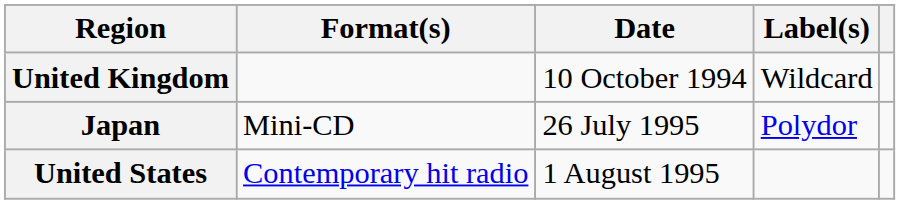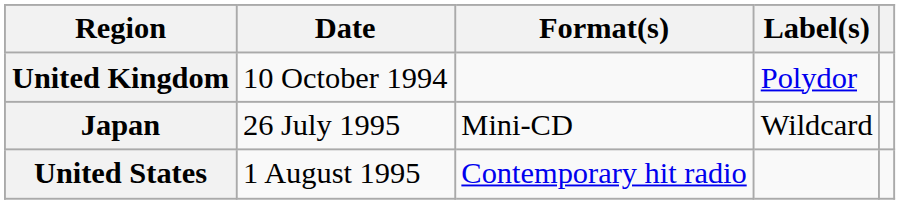columns swapped: (645, 28) <-> (386, 28)
(817, 76) Wildcard -> (809, 76) Polydor
(809, 125) Polydor -> (817, 125) Wildcard
